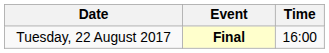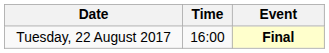columns swapped: (300, 15) <-> (229, 15)
